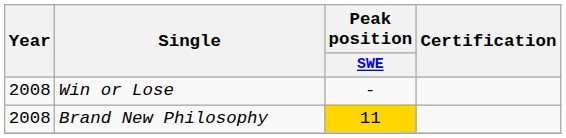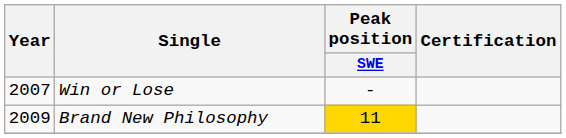(30, 91) 2008 -> (30, 91) 2007
(30, 119) 2008 -> (30, 119) 2009
